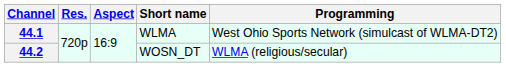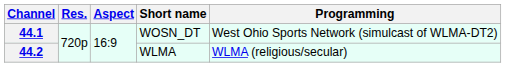(158, 33) WLMA -> (170, 33) WOSN_DT
(170, 52) WOSN_DT -> (158, 52) WLMA
